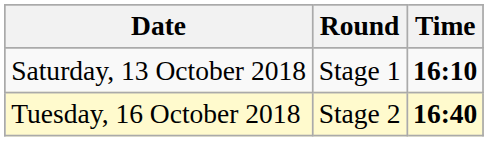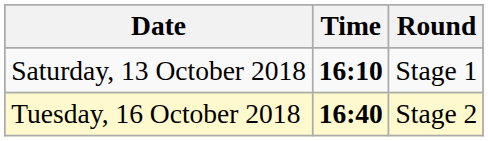columns swapped: (445, 26) <-> (360, 26)
